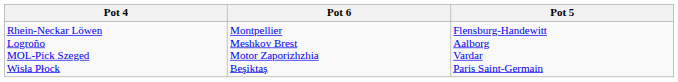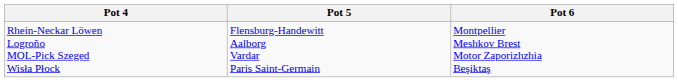columns swapped: (562, 13) <-> (339, 13)
